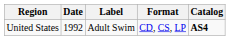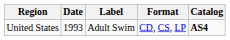(73, 27) 1992 -> (73, 27) 1993
